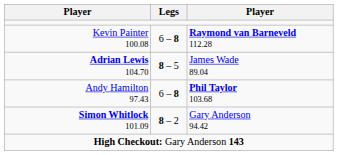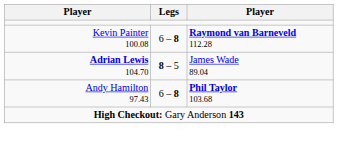- row: (114, 120)
